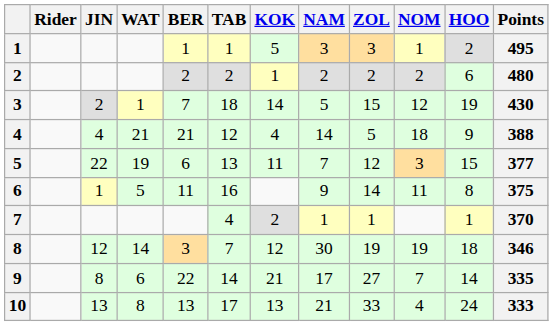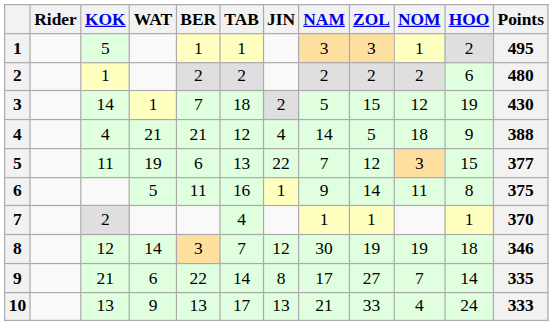columns swapped: (99, 19) <-> (275, 19)
(140, 306) 8 -> (153, 306) 9
